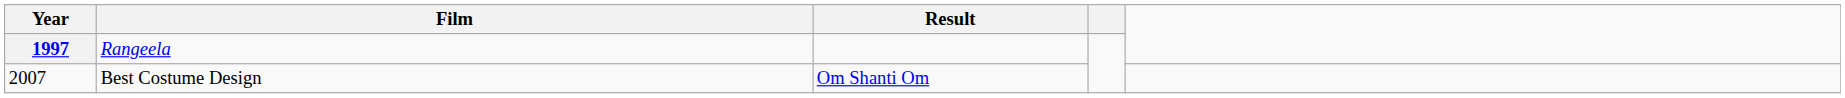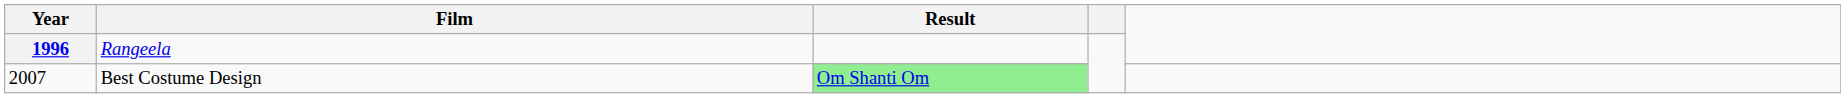(50, 48) 1997 -> (50, 48) 1996
(873, 78) no background -> (873, 78) lightgreen background
